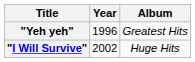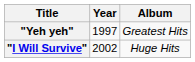(105, 31) 1996 -> (105, 31) 1997
